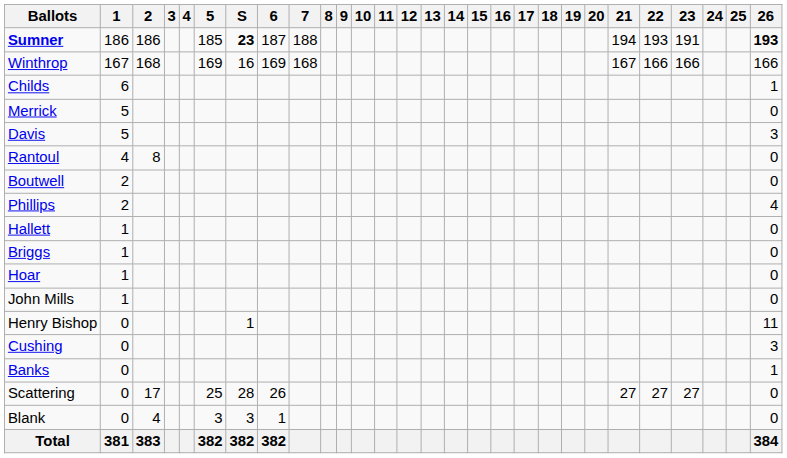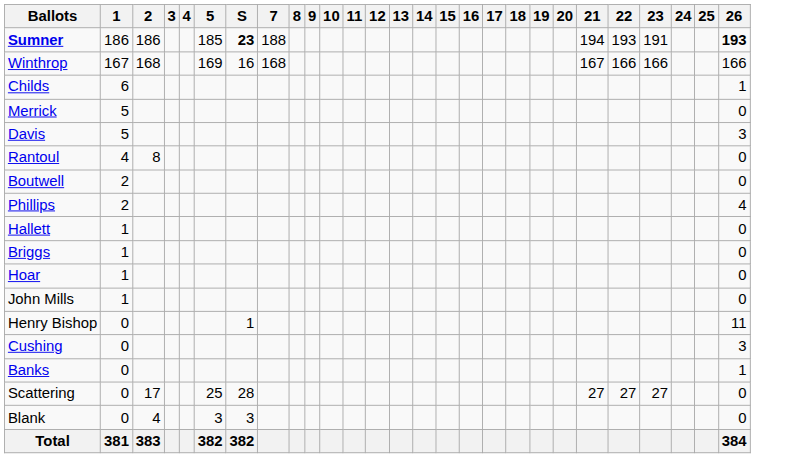- column: (274, 16)
